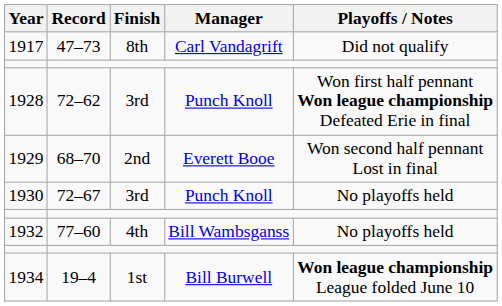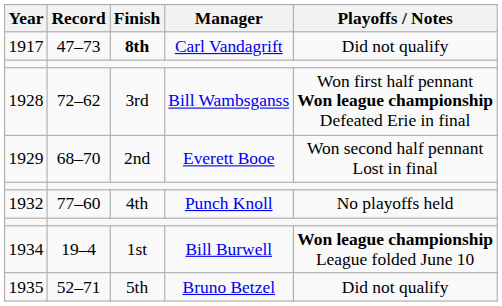(137, 45) normal -> (137, 45) bold
(229, 101) Punch Knoll -> (229, 101) Bill Wambsganss
- row: (26, 195)
(229, 231) Bill Wambsganss -> (229, 203) Punch Knoll
+ row: (26, 286)
